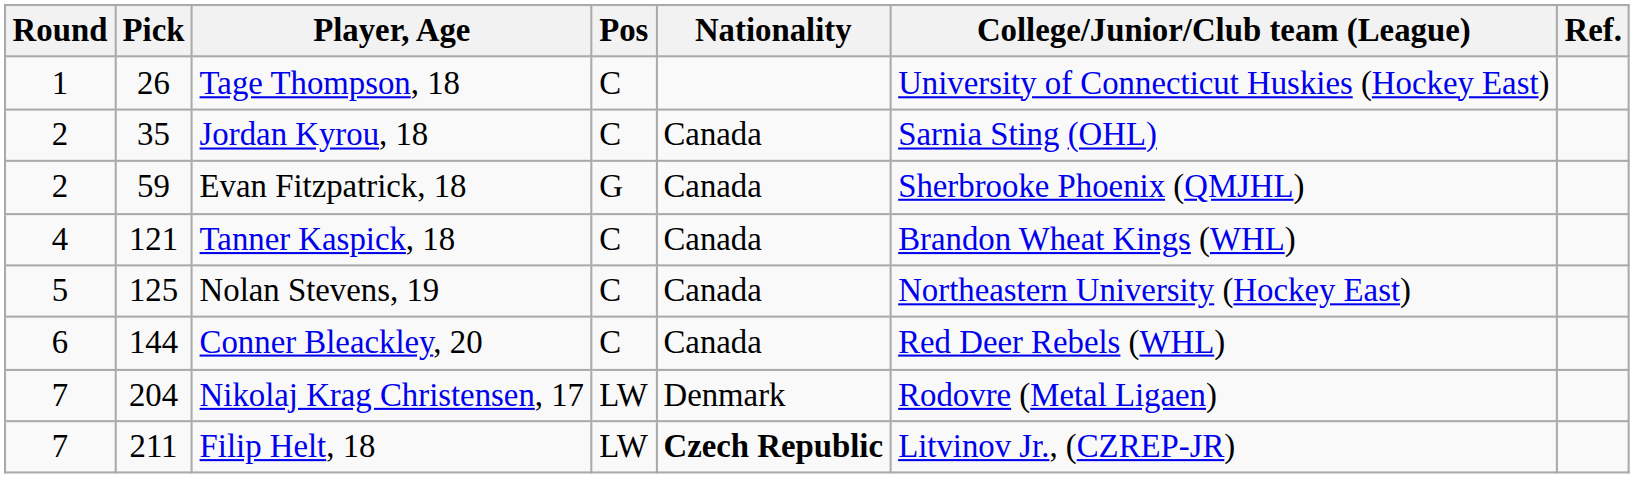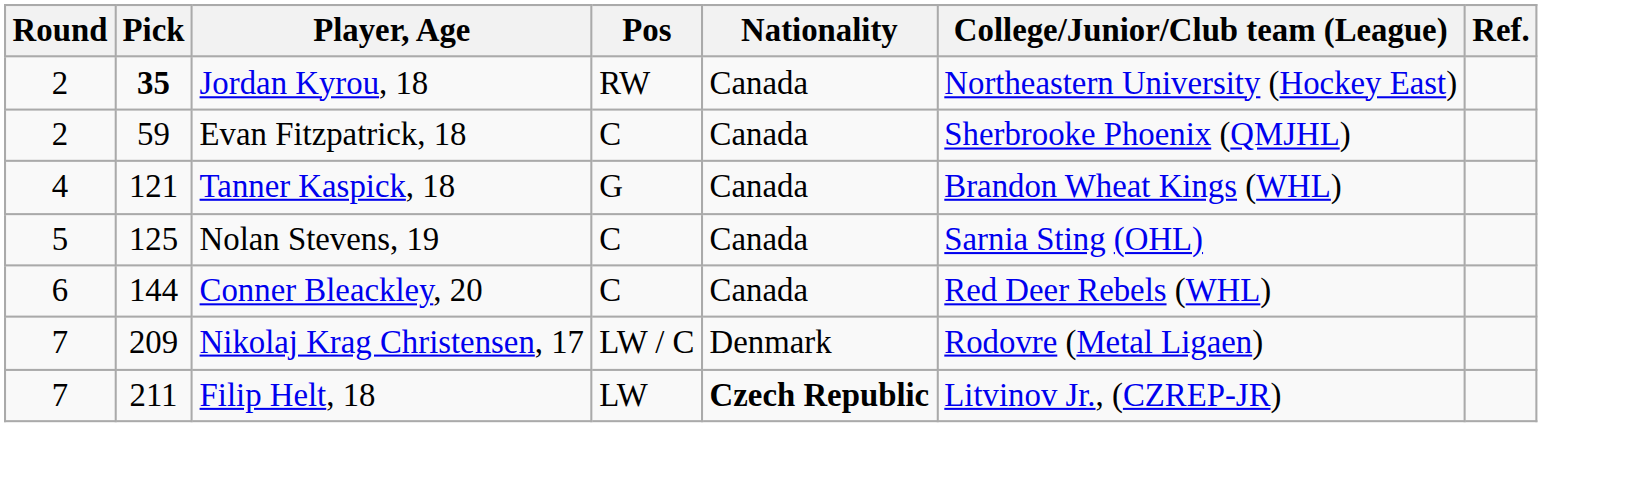- row: (330, 82)
(153, 134) normal -> (153, 82) bold
(610, 134) C -> (625, 82) RW
(1028, 134) Sarnia Sting (OHL) -> (1201, 82) Northeastern University (Hockey East)
(611, 186) G -> (610, 134) C
(610, 238) C -> (611, 186) G
(1155, 290) Northeastern University (Hockey East) -> (1074, 238) Sarnia Sting (OHL)
(153, 394) 204 -> (153, 342) 209
(623, 394) LW -> (647, 342) LW / C
